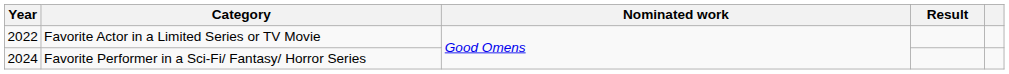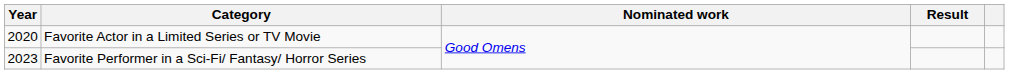(23, 36) 2022 -> (23, 36) 2020
(23, 58) 2024 -> (23, 58) 2023
